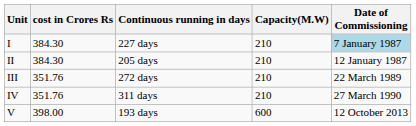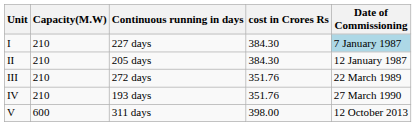columns swapped: (73, 19) <-> (292, 19)
(138, 95) 311 days -> (132, 95) 193 days
(138, 113) 193 days -> (131, 113) 311 days
